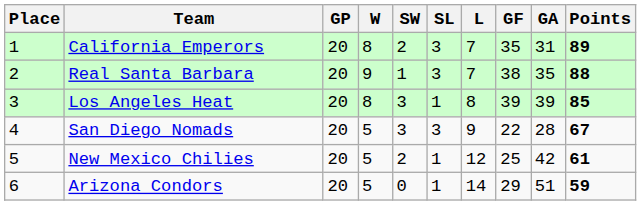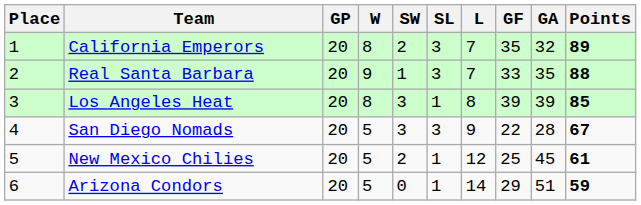(545, 47) 31 -> (545, 47) 32
(511, 75) 38 -> (511, 75) 33
(545, 158) 42 -> (545, 158) 45
